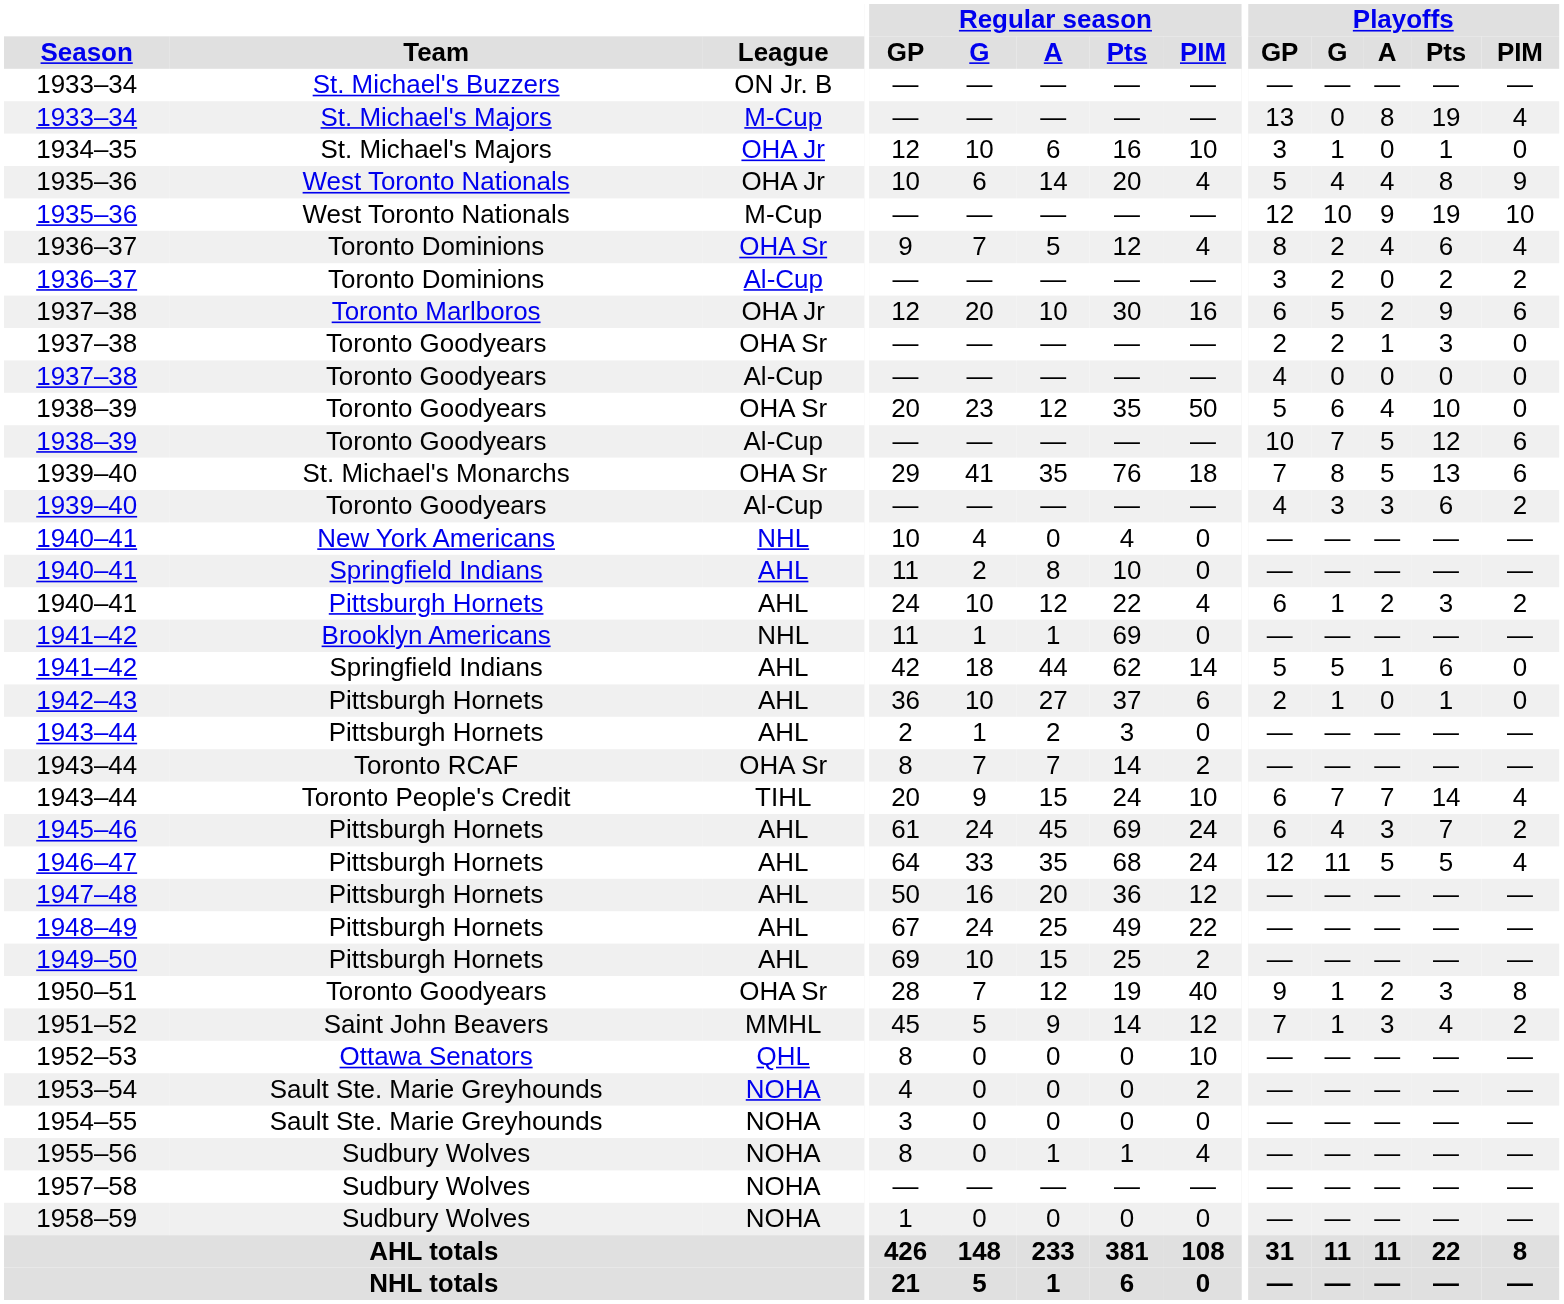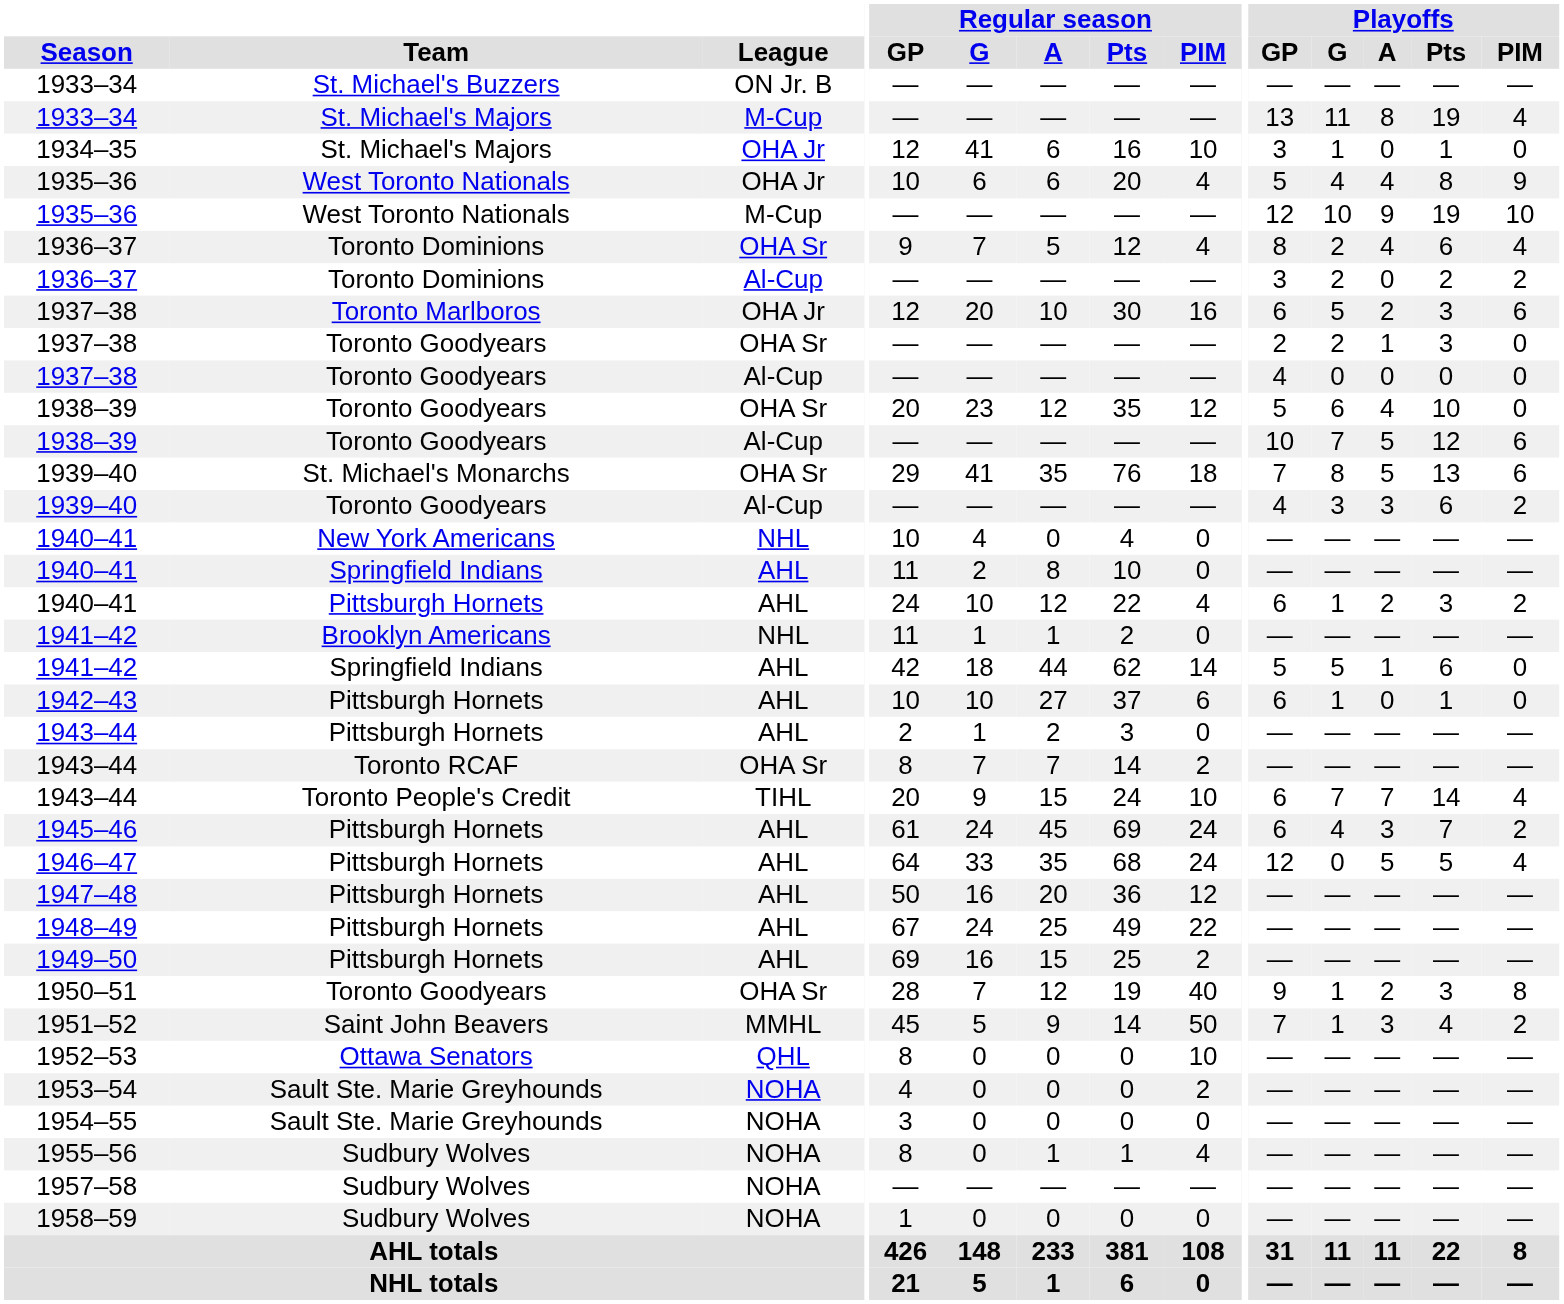(1337, 117) 0 -> (1337, 117) 11
(979, 149) 10 -> (979, 149) 41
(1053, 181) 14 -> (1053, 181) 6
(1446, 311) 9 -> (1446, 311) 3
(1203, 408) 50 -> (1203, 408) 12
(1127, 635) 69 -> (1127, 635) 2
(906, 700) 36 -> (906, 700) 10
(1280, 700) 2 -> (1280, 700) 6
(1337, 862) 11 -> (1337, 862) 0
(979, 959) 10 -> (979, 959) 16
(1203, 1024) 12 -> (1203, 1024) 50
